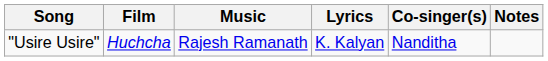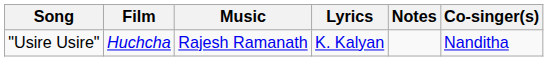columns swapped: (439, 17) <-> (517, 17)
